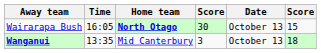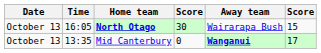columns swapped: (256, 12) <-> (44, 12)
(200, 41) 3 -> (179, 41) 0
(292, 41) 18 -> (292, 41) 17
